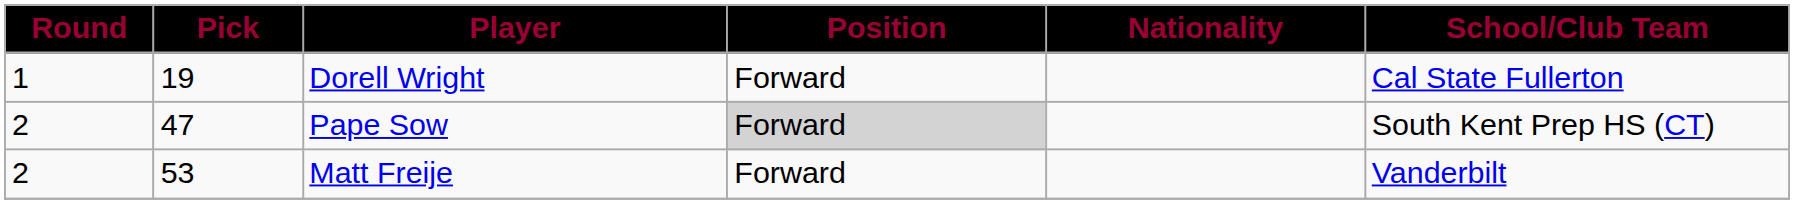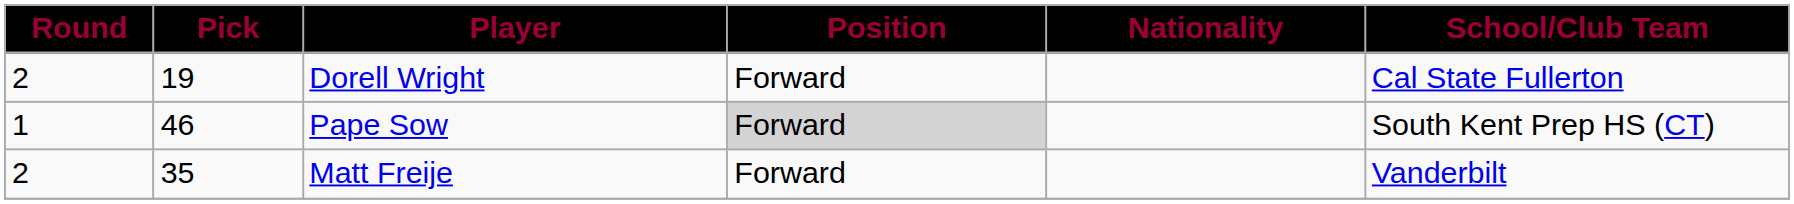(20, 76) 1 -> (20, 76) 2
(20, 125) 2 -> (20, 125) 1
(178, 125) 47 -> (178, 125) 46
(178, 173) 53 -> (178, 173) 35
